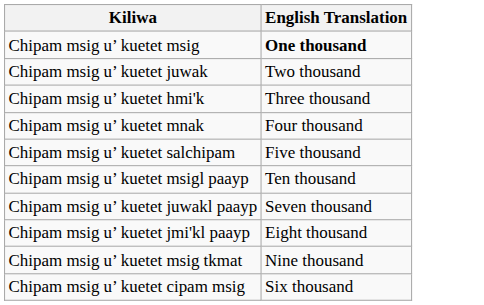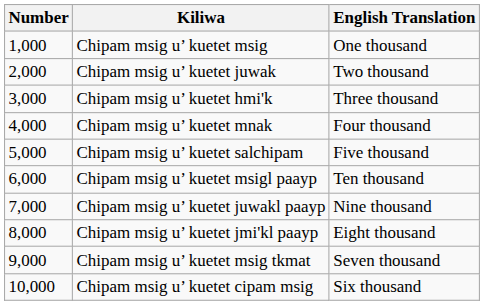+ column: (39, 17)
(316, 44) bold -> (380, 44) normal
(319, 206) Seven thousand -> (382, 206) Nine thousand
(314, 260) Nine thousand -> (387, 260) Seven thousand
